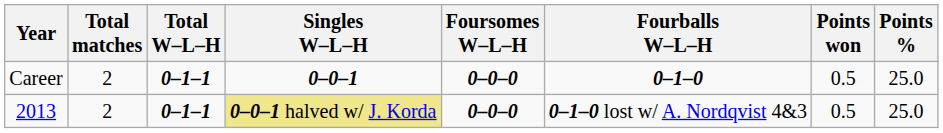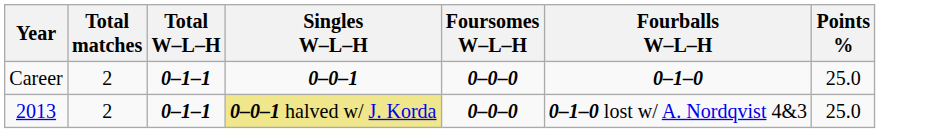- column: (843, 33)
